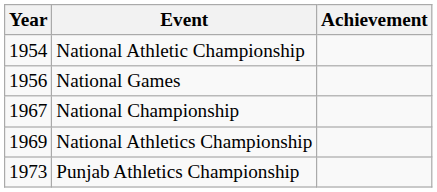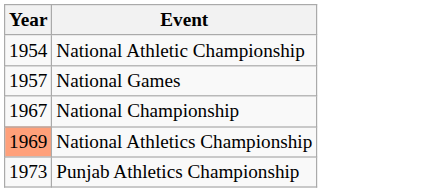- column: (374, 19)
(28, 80) 1956 -> (28, 80) 1957
(28, 141) no background -> (28, 141) lightsalmon background
